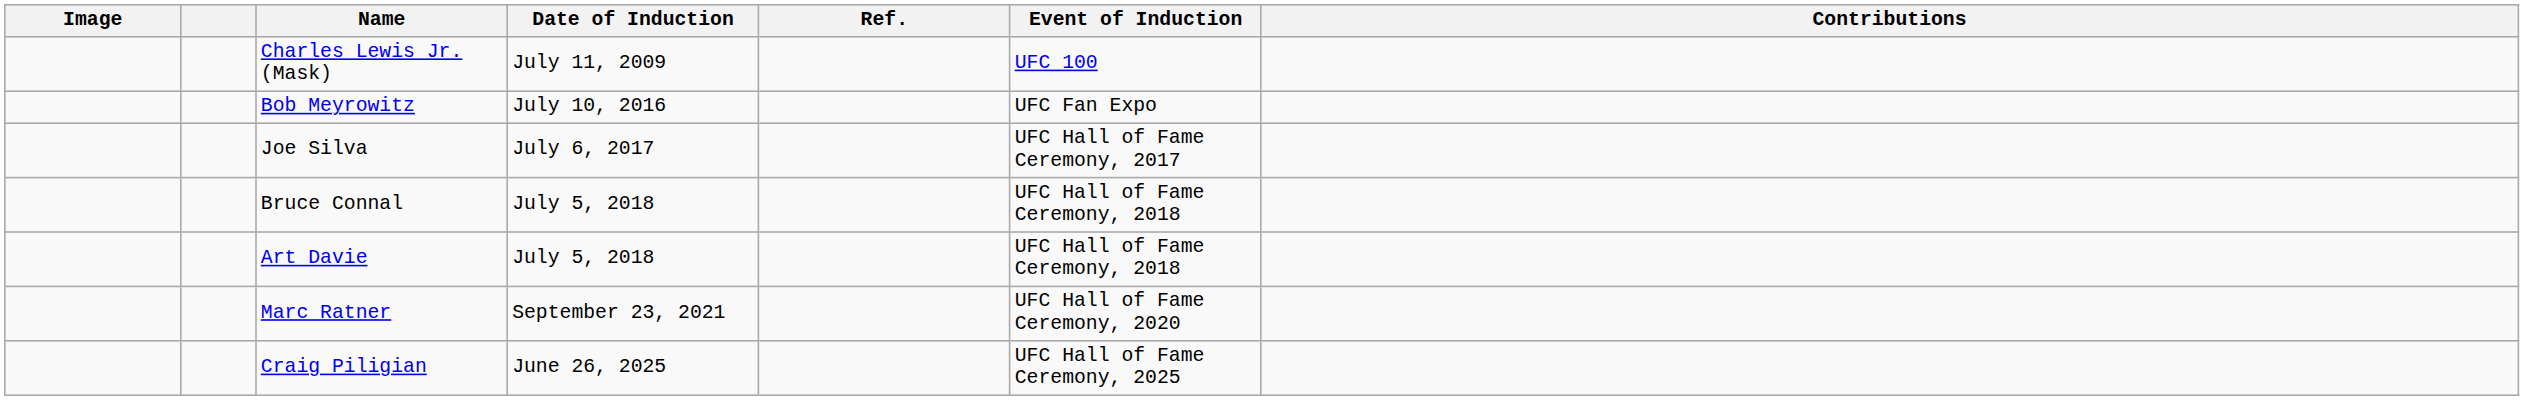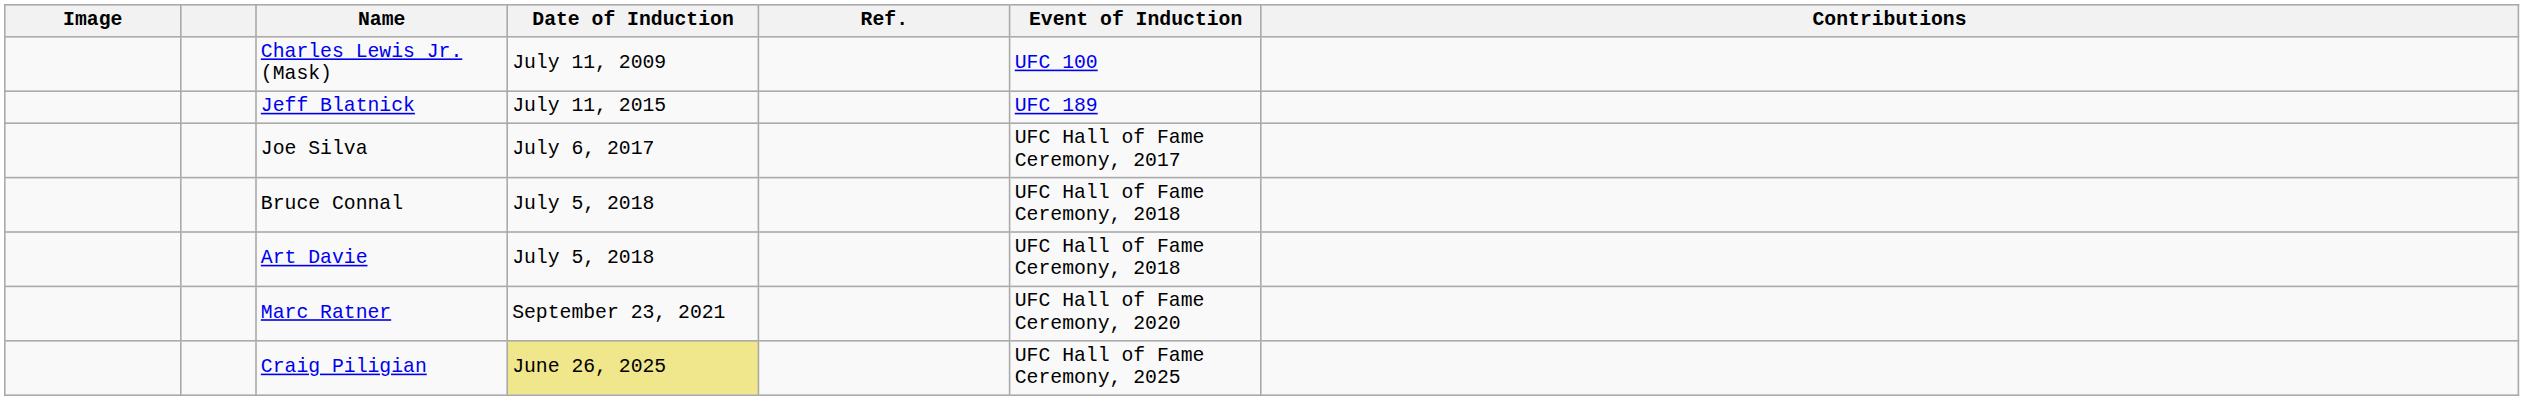+ row: (338, 107)
- row: (338, 107)
(589, 368) no background -> (589, 368) khaki background
